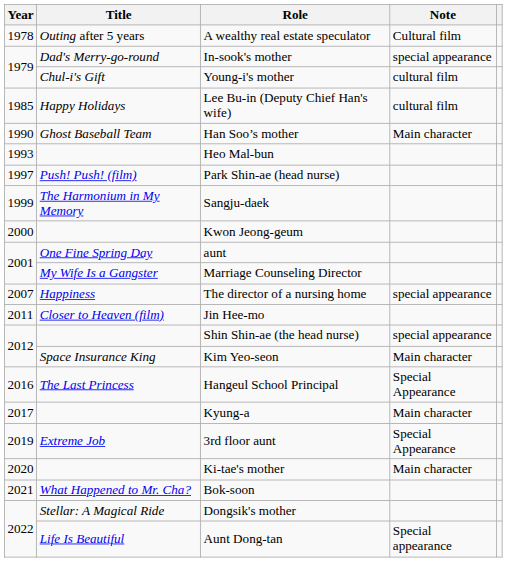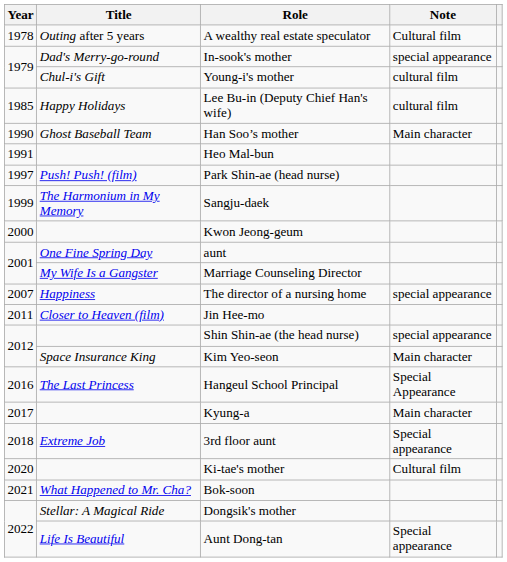(21, 154) 1993 -> (21, 154) 1991
(21, 441) 2019 -> (21, 441) 2018
(424, 441) Special Appearance -> (422, 441) Special appearance
(432, 469) Main character -> (427, 469) Cultural film
